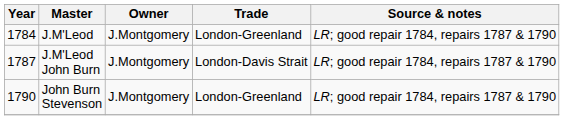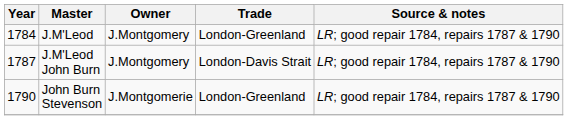(149, 97) J.Montgomery -> (150, 97) J.Montgomerie
